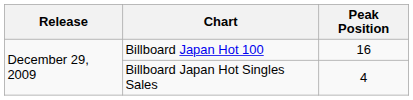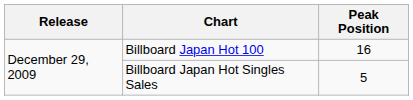(364, 77) 4 -> (364, 77) 5
